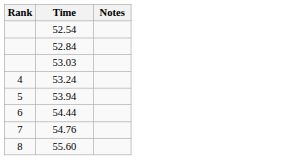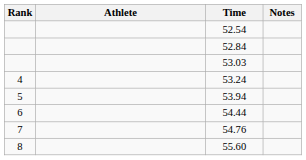+ column: (121, 12)
